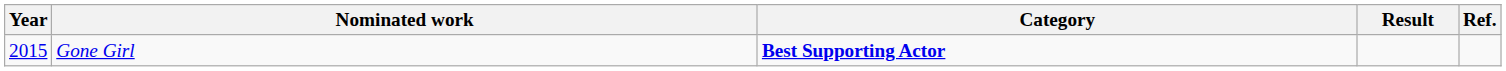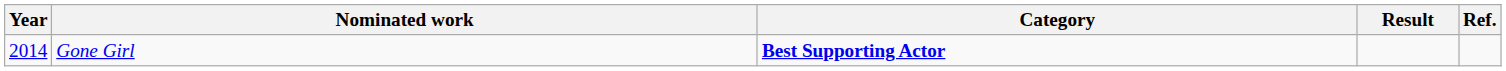(28, 50) 2015 -> (28, 50) 2014
